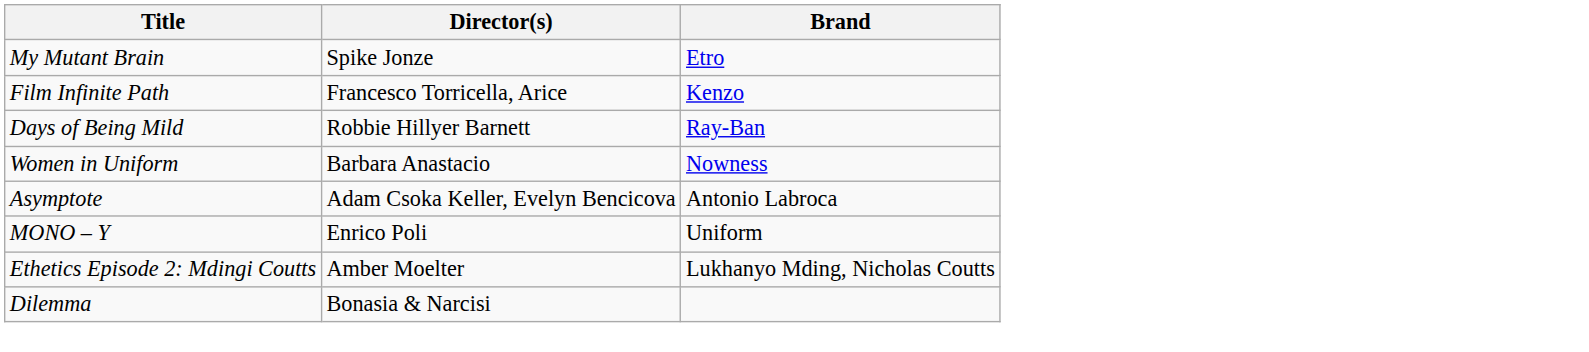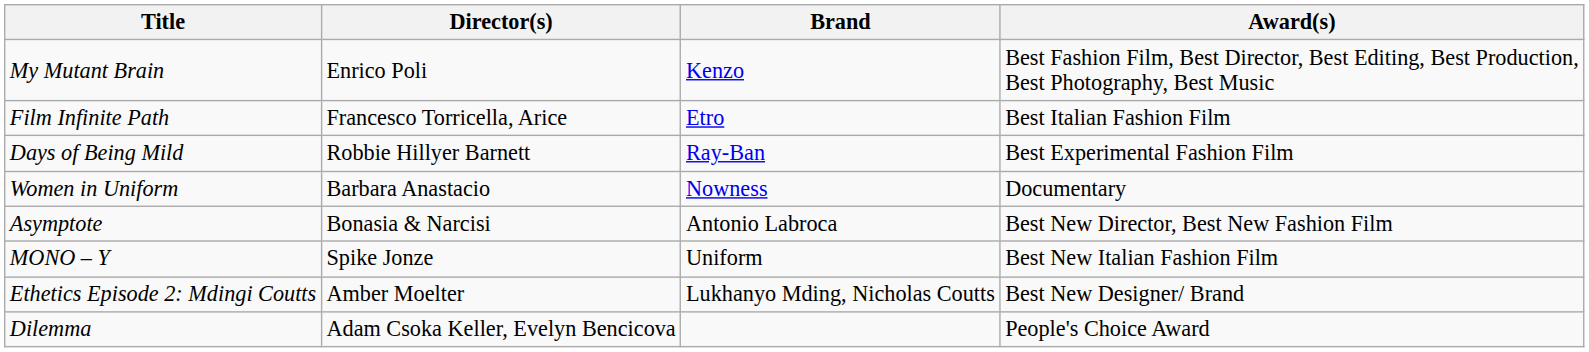+ column: (1292, 22)
(380, 57) Spike Jonze -> (377, 69) Enrico Poli
(705, 57) Etro -> (715, 69) Kenzo
(715, 92) Kenzo -> (705, 117) Etro
(501, 198) Adam Csoka Keller, Evelyn Bencicova -> (409, 223) Bonasia & Narcisi
(377, 233) Enrico Poli -> (380, 258) Spike Jonze
(409, 304) Bonasia & Narcisi -> (501, 329) Adam Csoka Keller, Evelyn Bencicova
